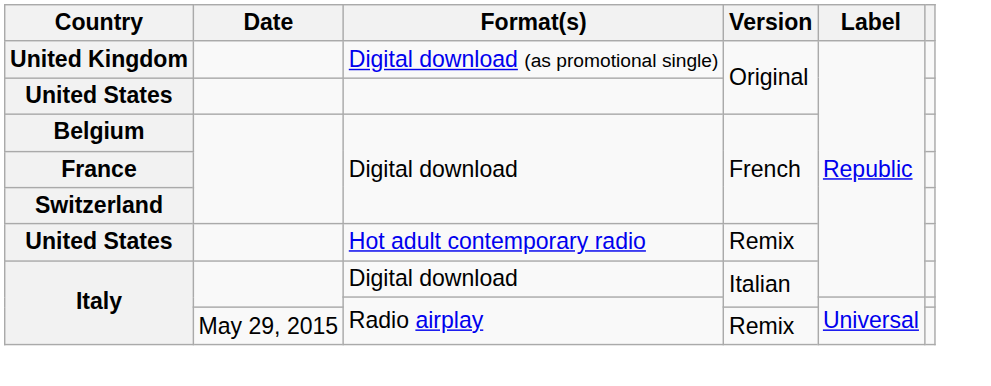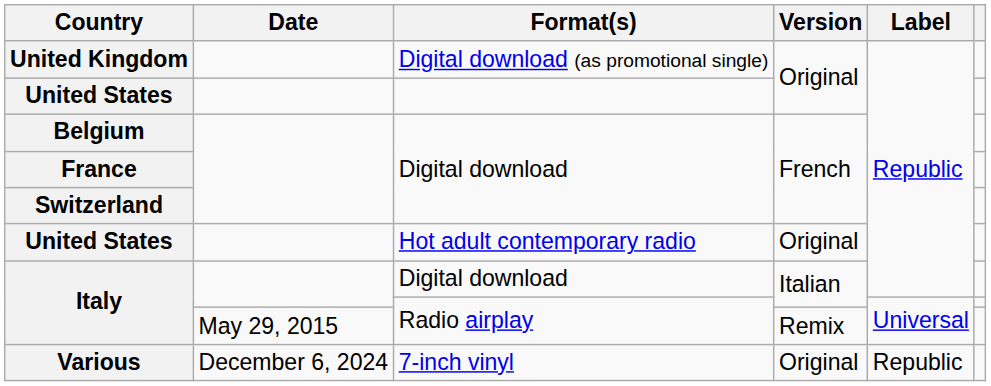(762, 242) Remix -> (819, 242) Original
+ row: (99, 362)
